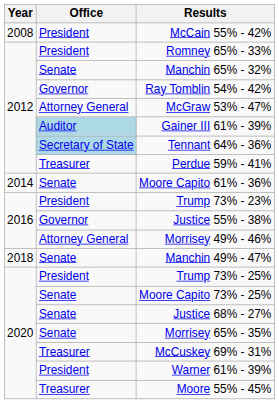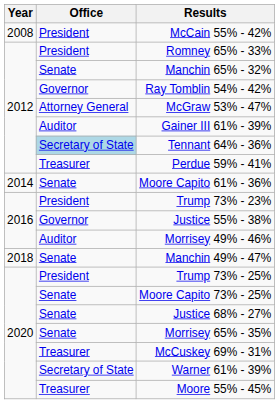(58, 126) lightblue background -> (58, 126) no background
(84, 239) Attorney General -> (58, 239) Auditor
(64, 370) President -> (86, 370) Secretary of State
